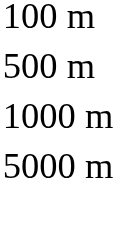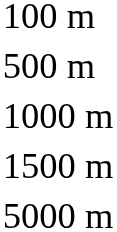+ row: (58, 166)
